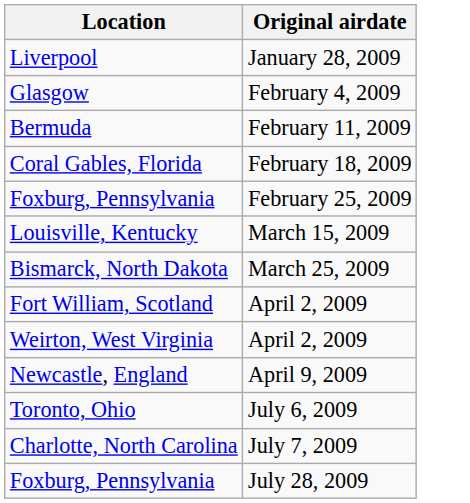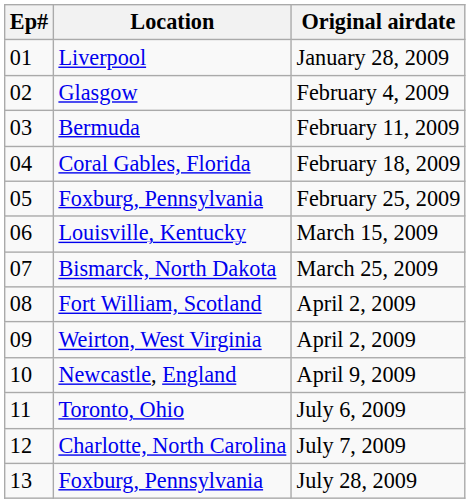+ column: (29, 22)
